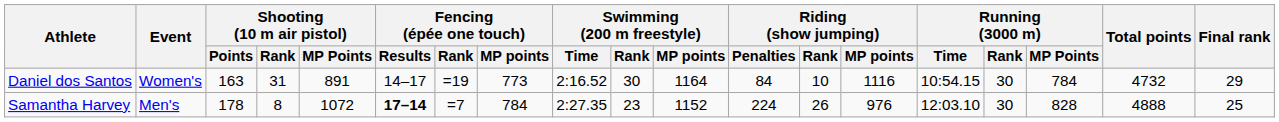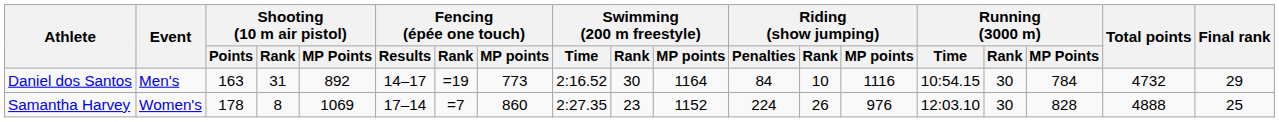(170, 81) Women's -> (159, 81) Men's
(337, 81) 891 -> (337, 81) 892
(159, 105) Men's -> (170, 105) Women's
(337, 105) 1072 -> (337, 105) 1069
(405, 105) bold -> (405, 105) normal
(515, 105) 784 -> (515, 105) 860
